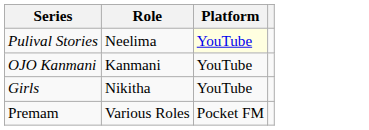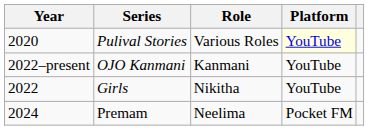+ column: (49, 16)
(131, 40) Neelima -> (236, 40) Various Roles
(147, 112) Various Roles -> (220, 112) Neelima
